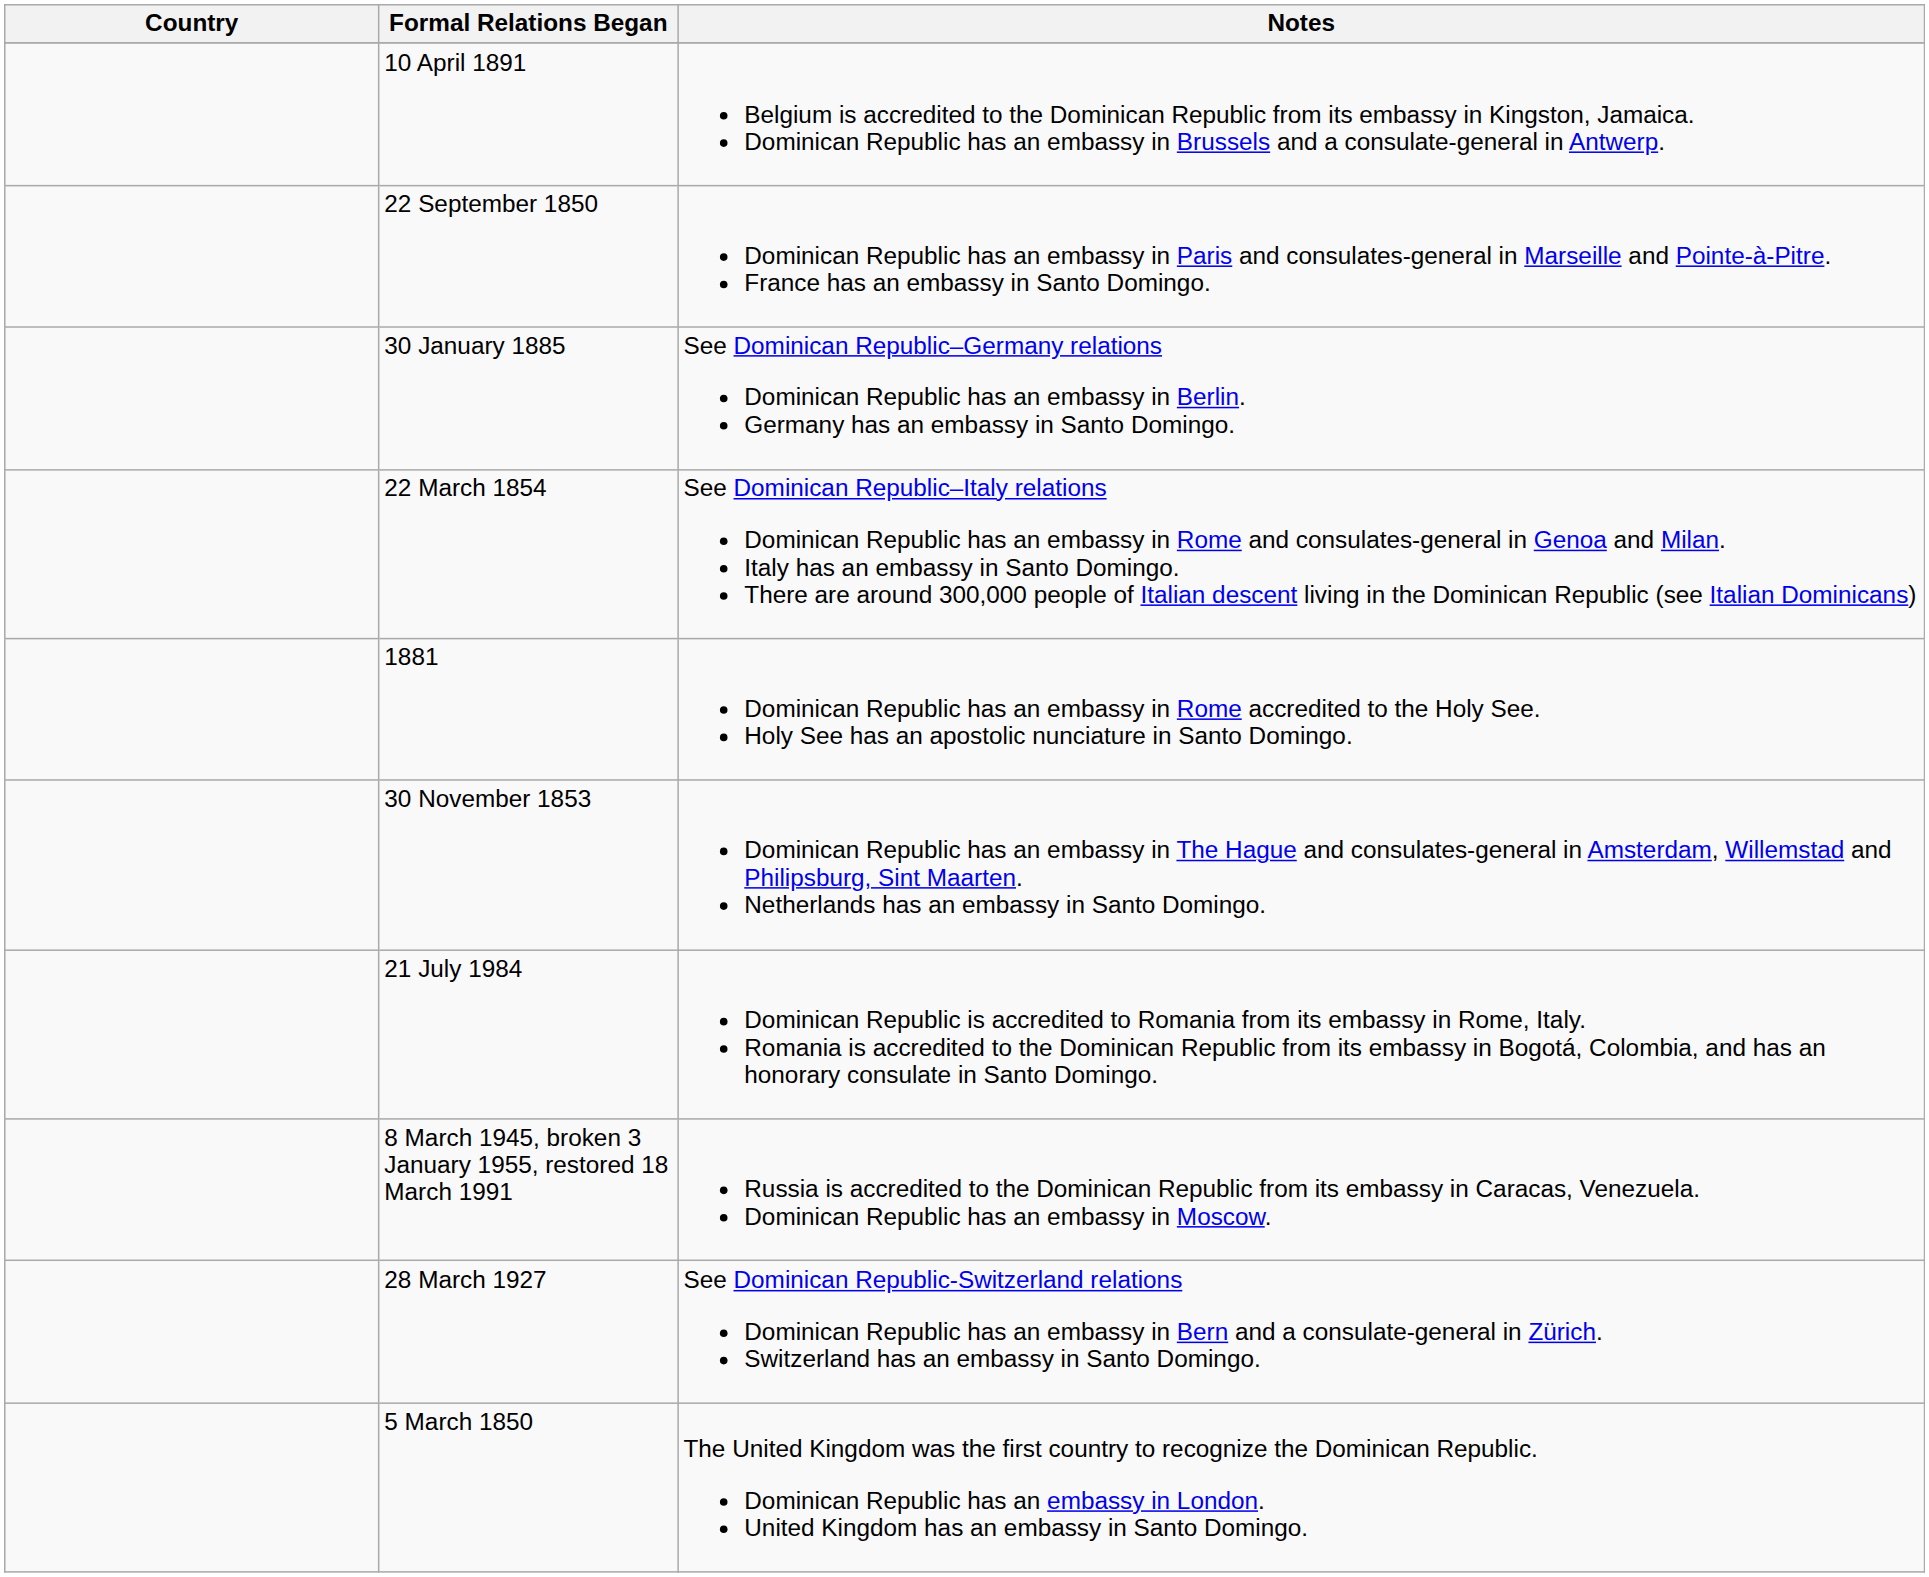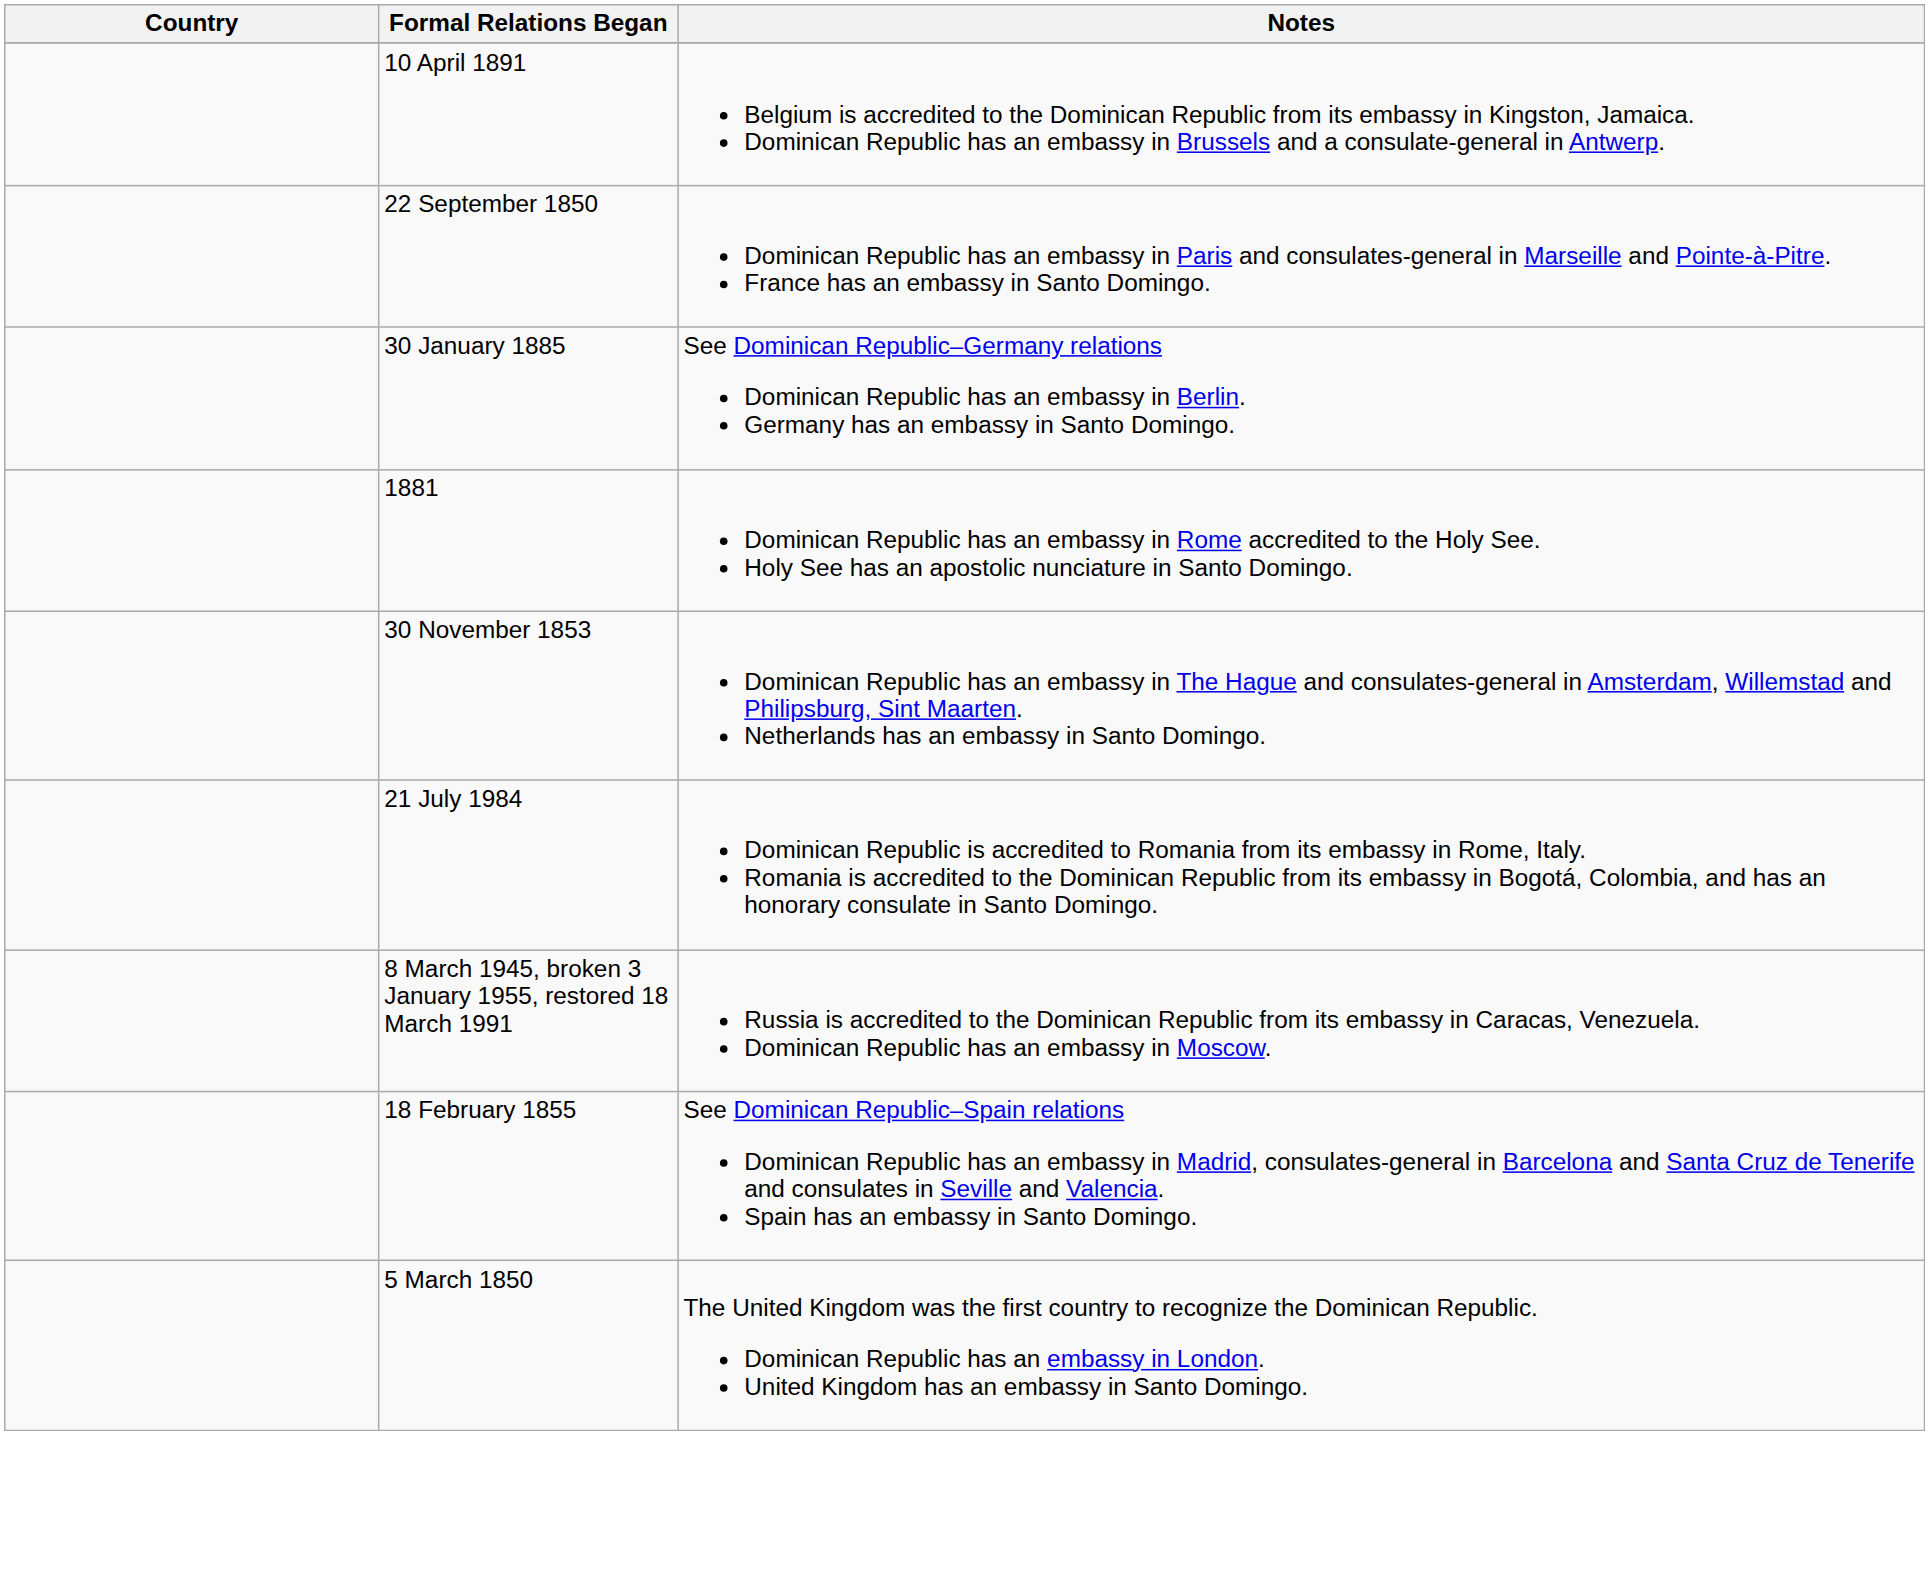- row: (465, 488)
+ row: (480, 1110)
- row: (465, 1279)
